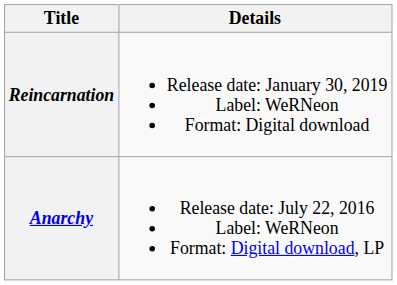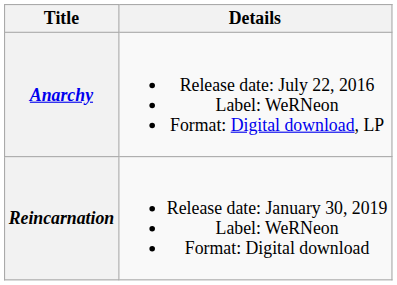rows swapped: (61, 218) <-> (61, 94)
